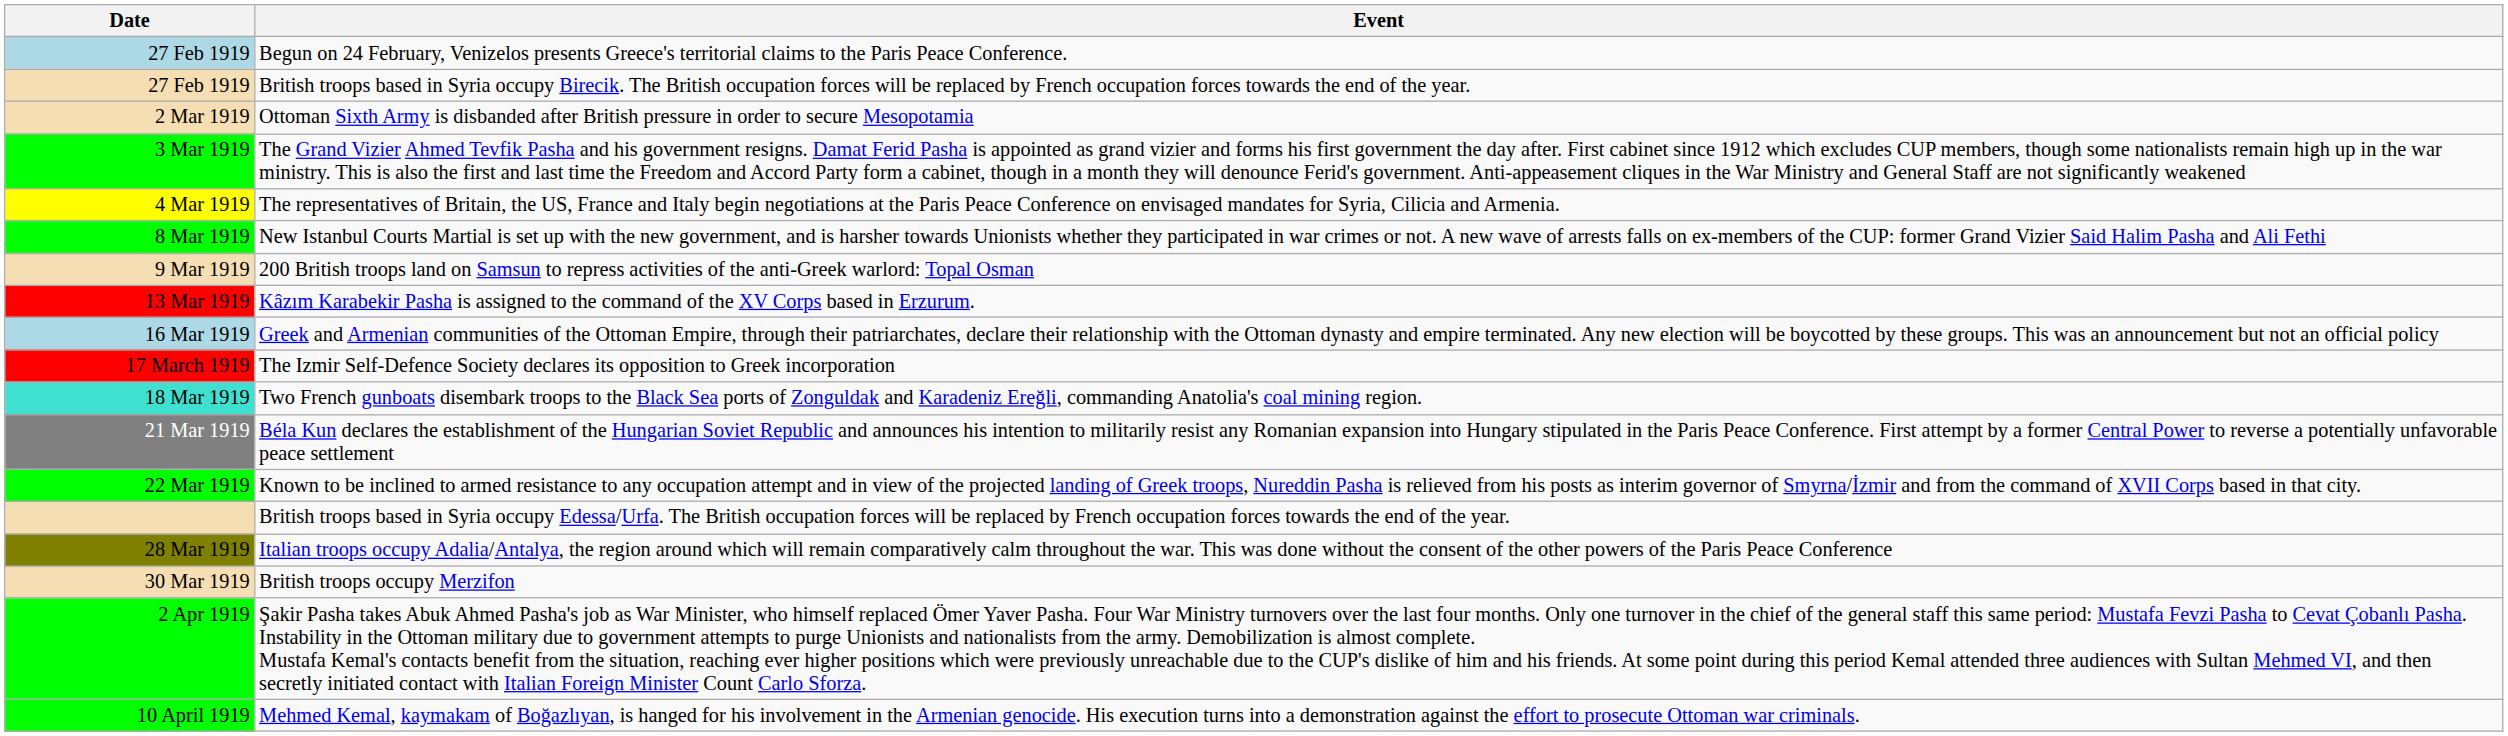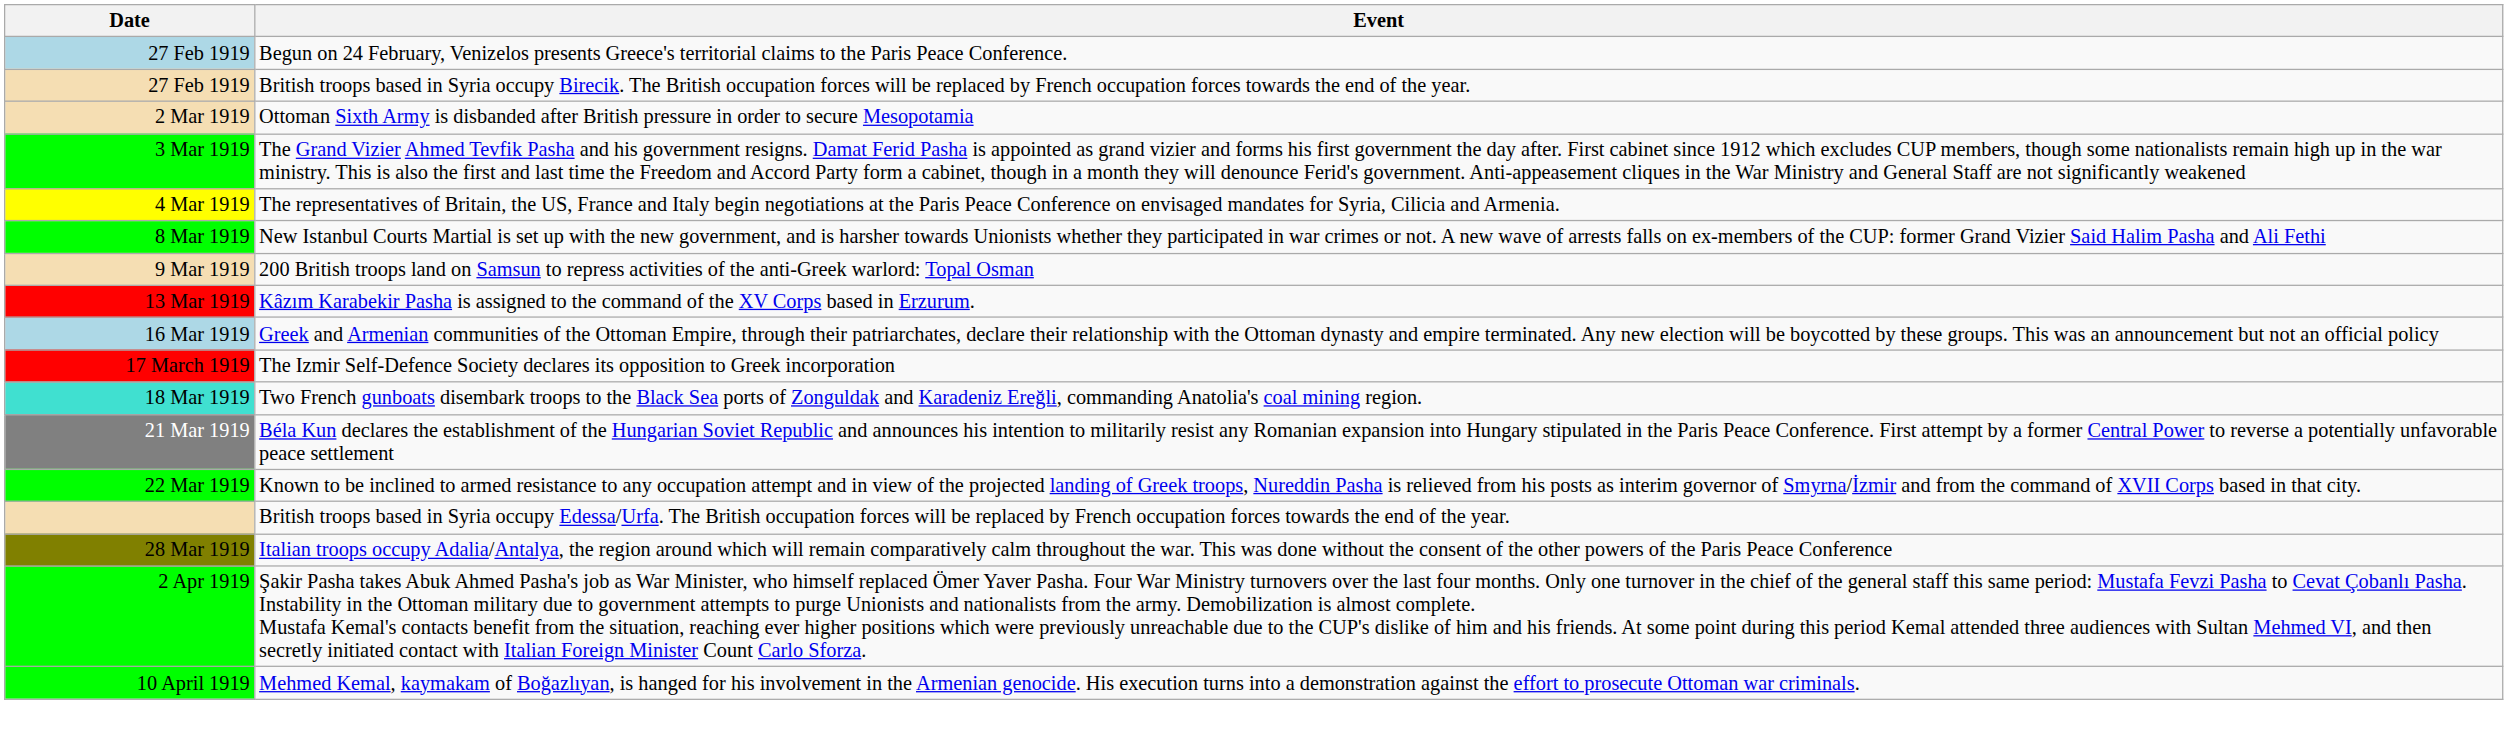- row: (387, 581)
